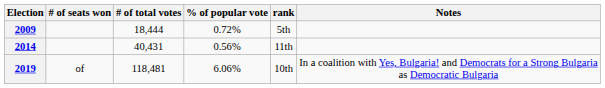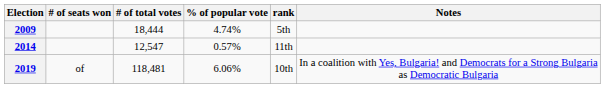(227, 29) 0.72% -> (227, 29) 4.74%
(149, 46) 40,431 -> (149, 46) 12,547
(227, 46) 0.56% -> (227, 46) 0.57%
